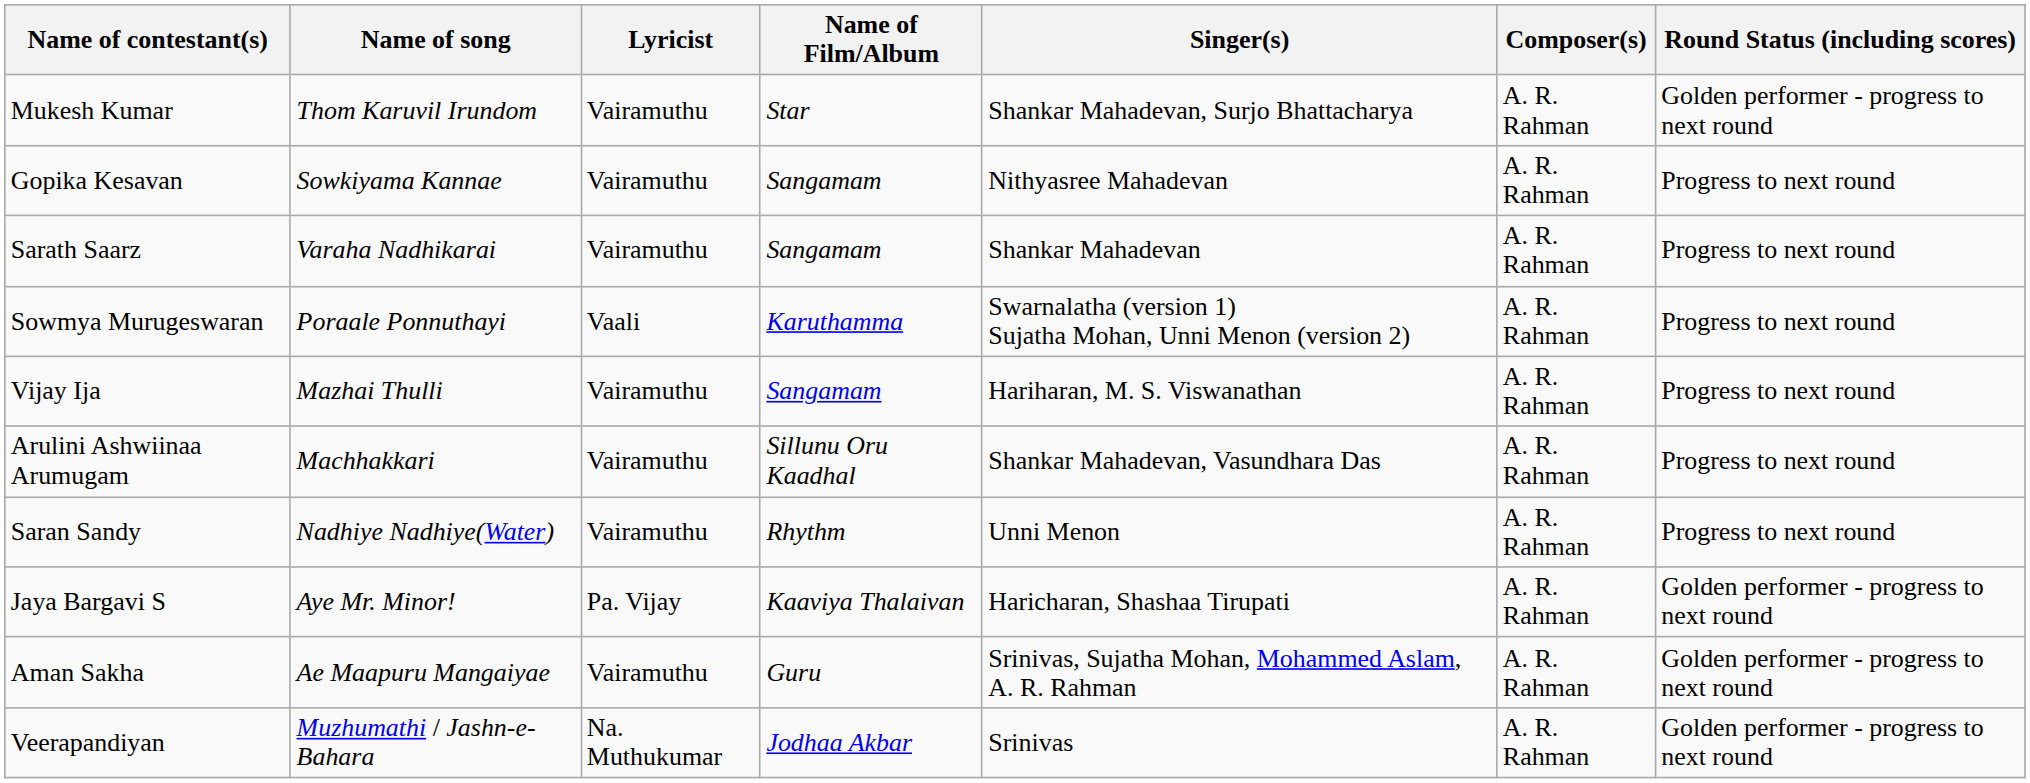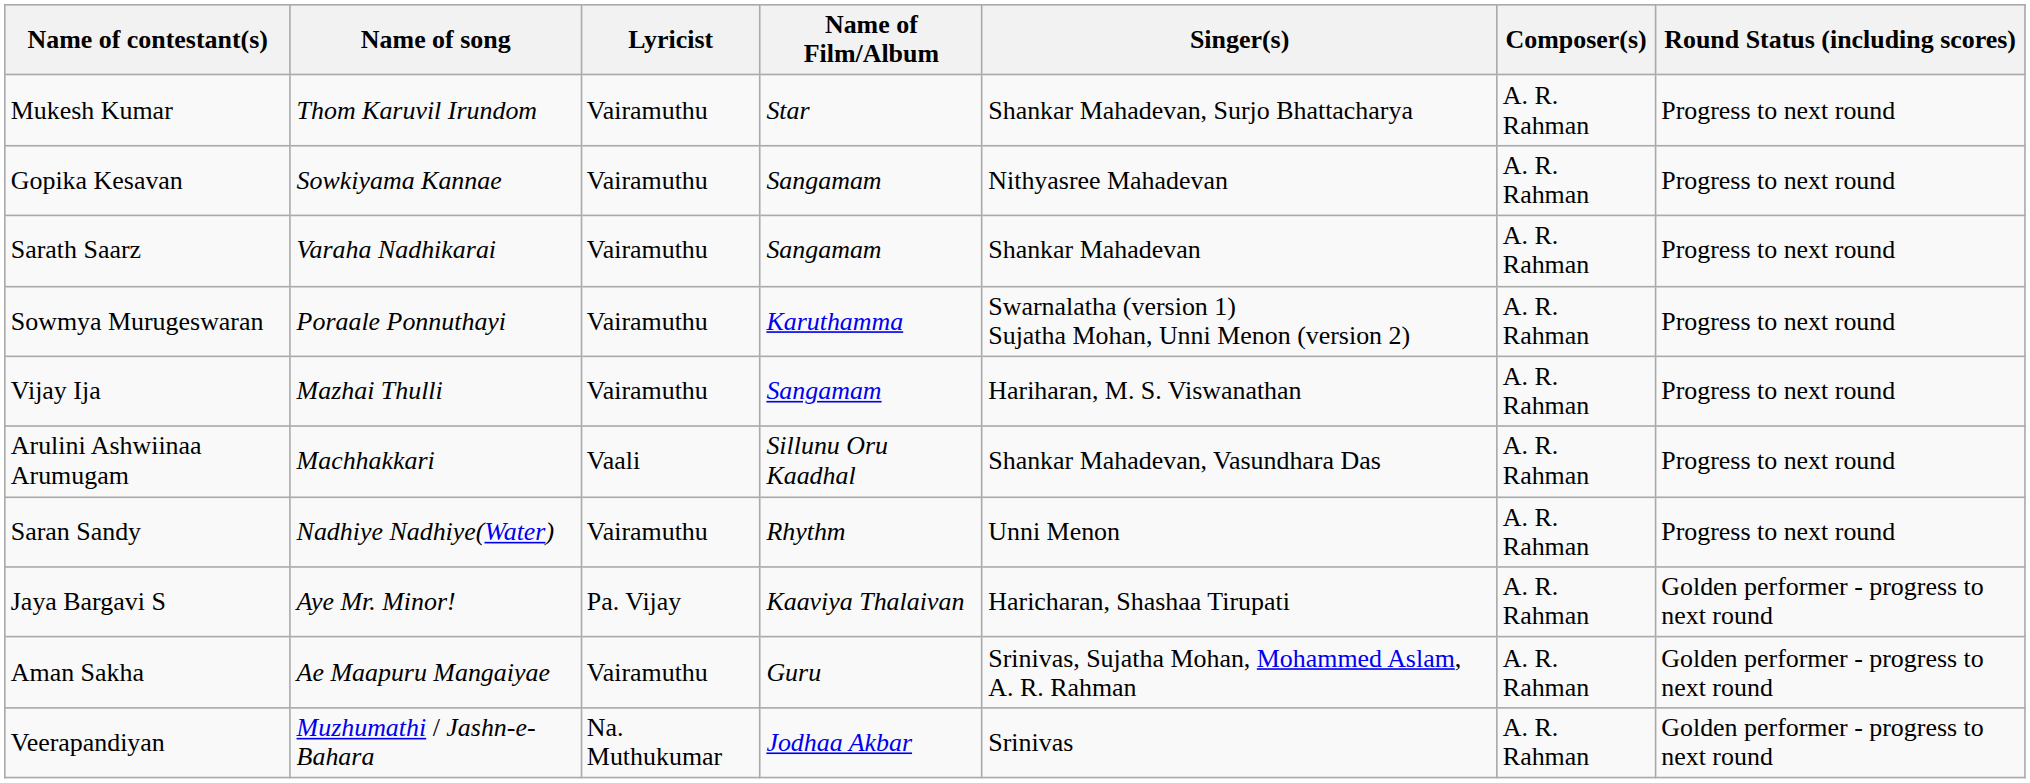(1822, 109) Golden performer - progress to next round -> (1778, 109) Progress to next round
(613, 320) Vaali -> (647, 320) Vairamuthu
(647, 461) Vairamuthu -> (613, 461) Vaali
